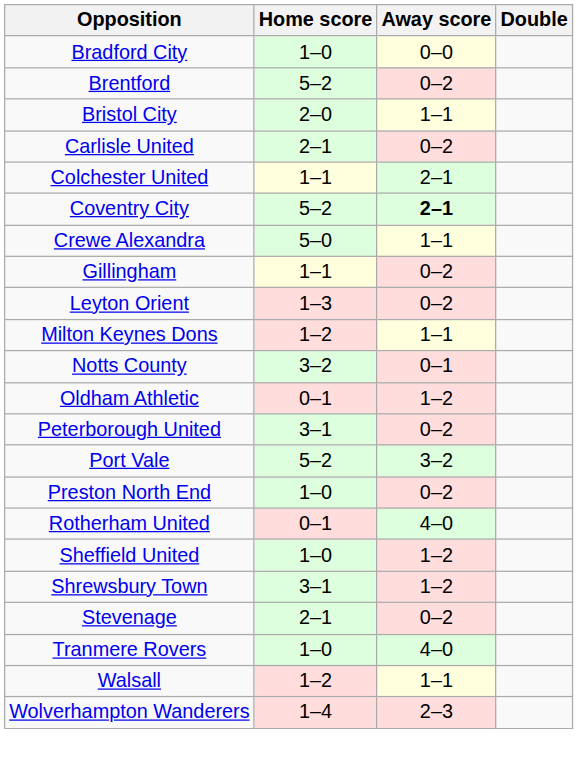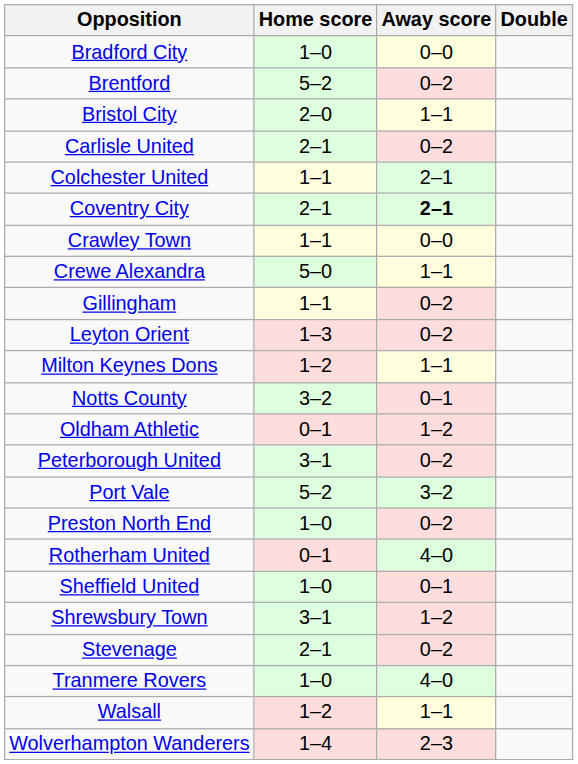(316, 209) 5–2 -> (316, 209) 2–1
+ row: (129, 240)
(436, 555) 1–2 -> (436, 586) 0–1
